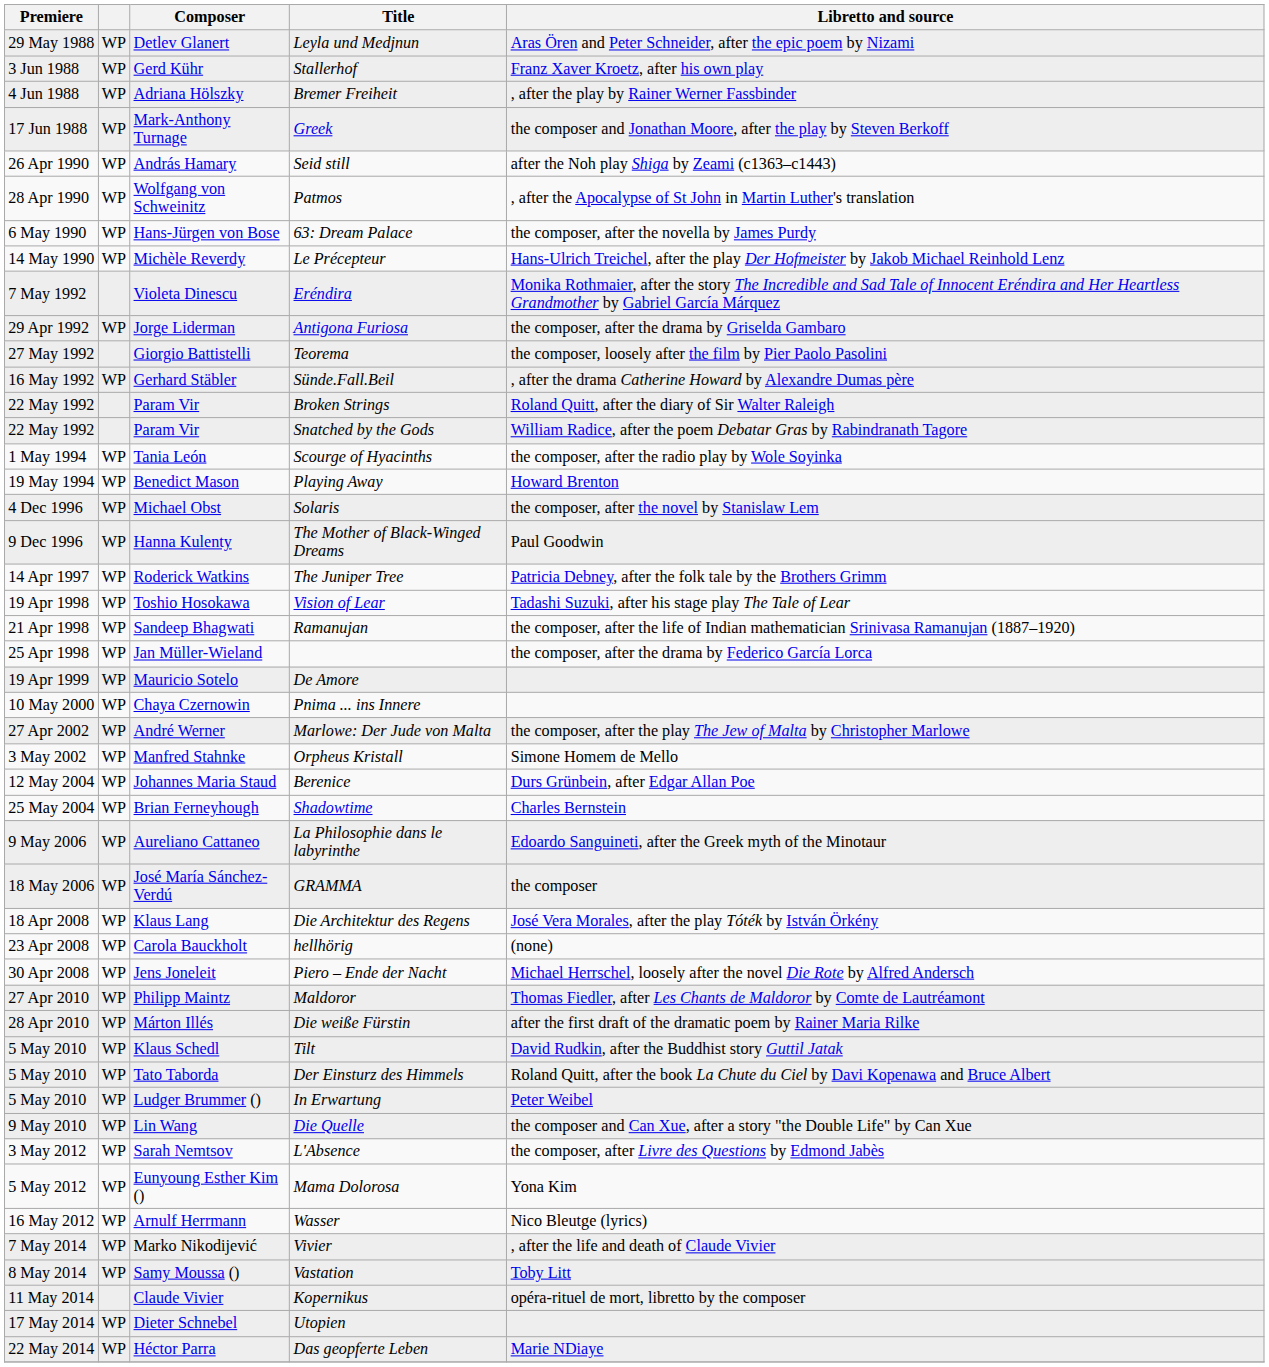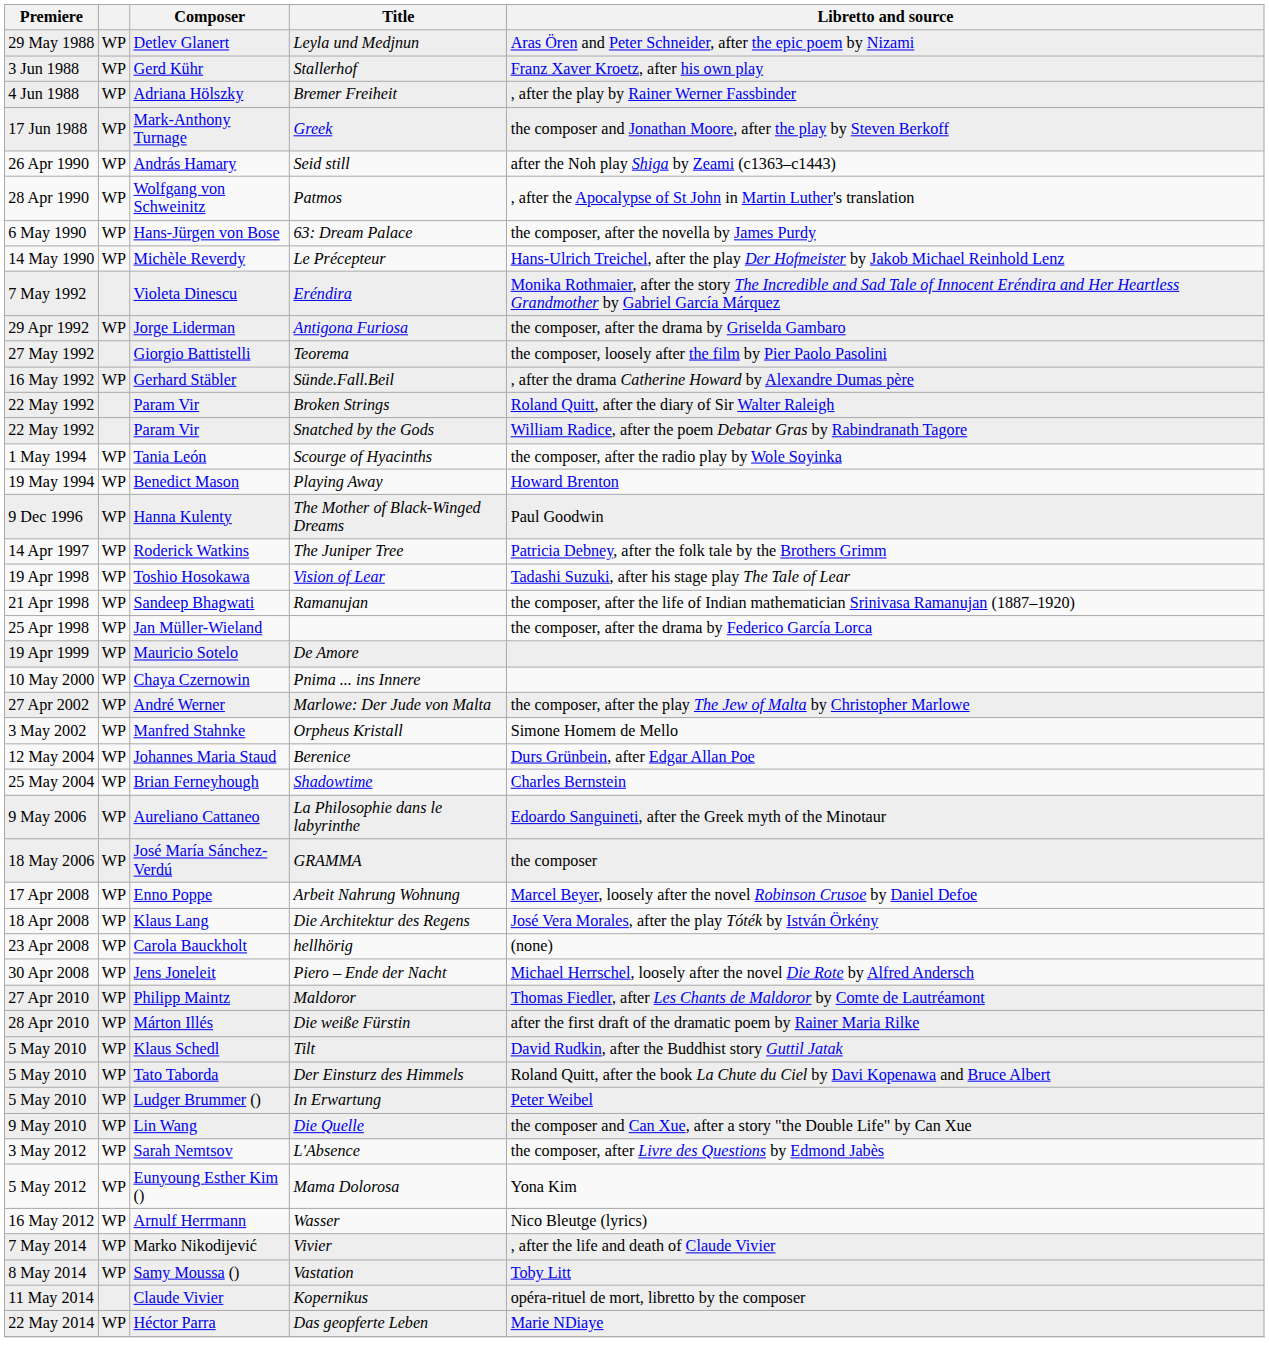- row: (177, 507)
+ row: (173, 895)
- row: (185, 1323)
